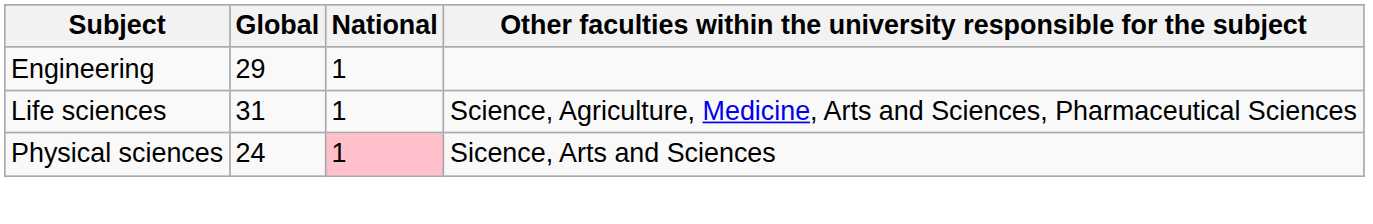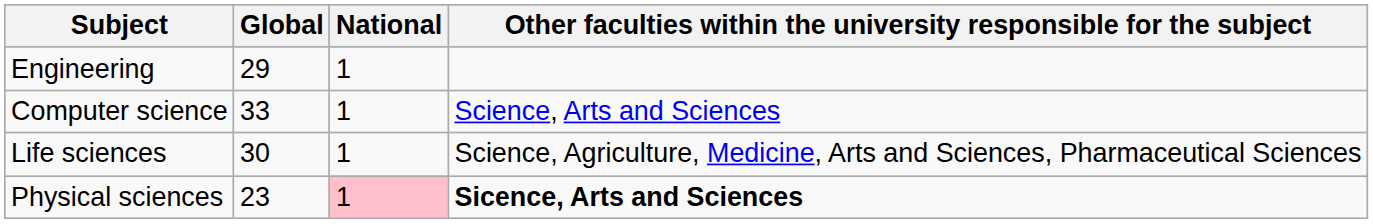+ row: (119, 111)
(251, 111) 31 -> (255, 153) 30
(251, 153) 24 -> (255, 196) 23
(613, 153) normal -> (629, 196) bold
